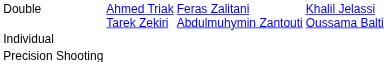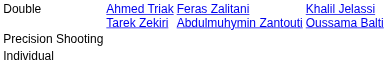rows swapped: (29, 39) <-> (53, 56)
